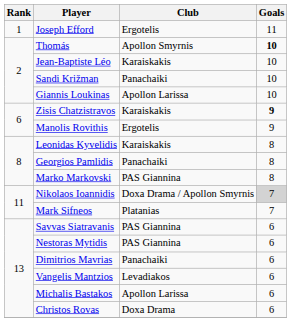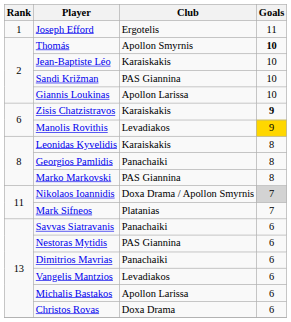(145, 78) Panachaiki -> (151, 78) PAS Giannina
(140, 128) Ergotelis -> (146, 128) Levadiakos
(272, 128) no background -> (272, 128) gold background
(151, 227) PAS Giannina -> (145, 227) Panachaiki
